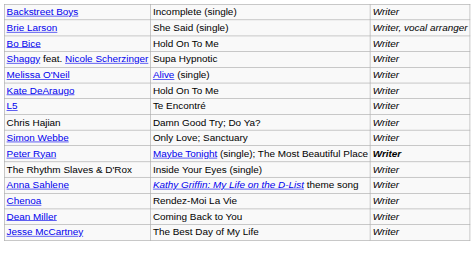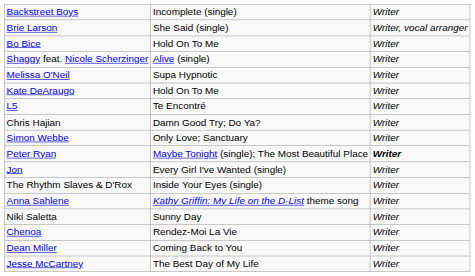(185, 59) Supa Hypnotic -> (181, 59) Alive (single)
(181, 75) Alive (single) -> (185, 75) Supa Hypnotic
+ row: (15, 169)
+ row: (32, 216)
